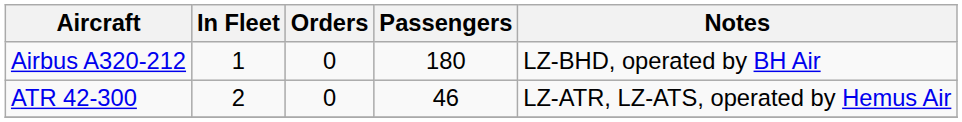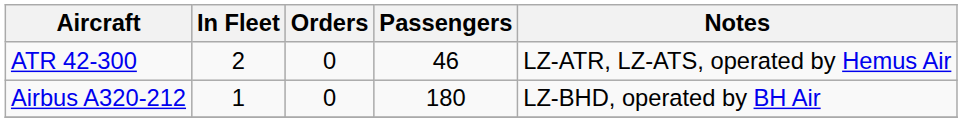rows swapped: (98, 60) <-> (74, 98)
